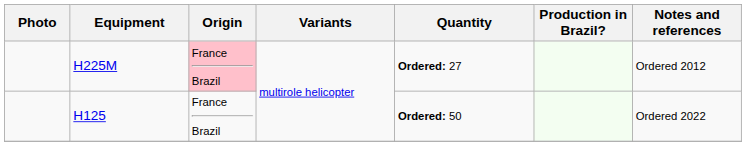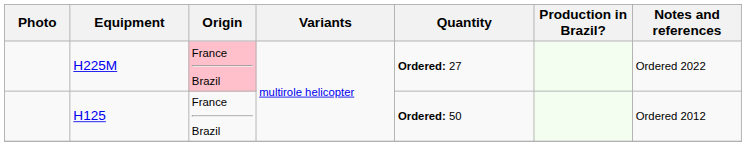(671, 67) Ordered 2012 -> (671, 67) Ordered 2022
(671, 117) Ordered 2022 -> (671, 117) Ordered 2012
